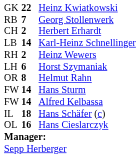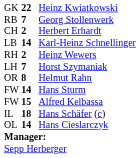(24, 66) 6 -> (24, 66) 7
(26, 101) 14 -> (26, 101) 15
(26, 125) 16 -> (26, 125) 14
